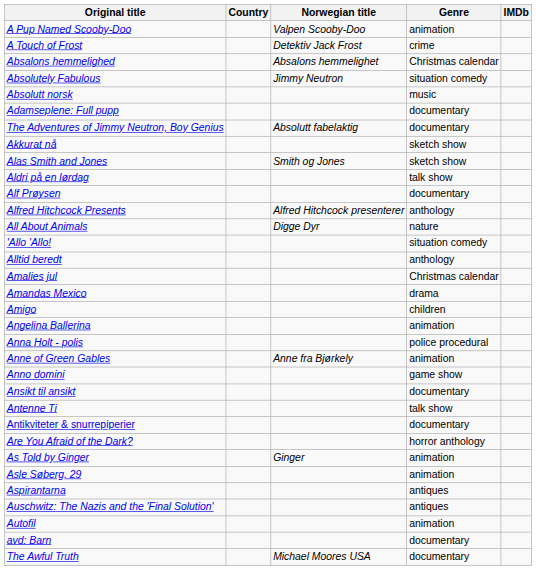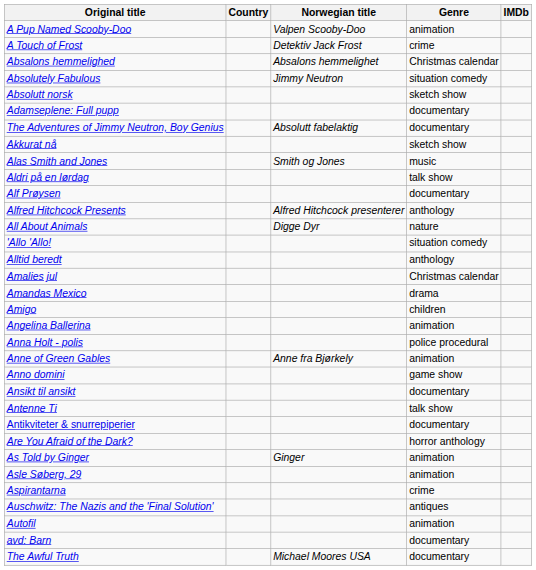(423, 95) music -> (438, 95) sketch show
(438, 161) sketch show -> (423, 161) music
(429, 491) antiques -> (422, 491) crime
